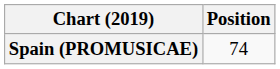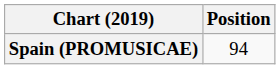(239, 48) 74 -> (239, 48) 94
